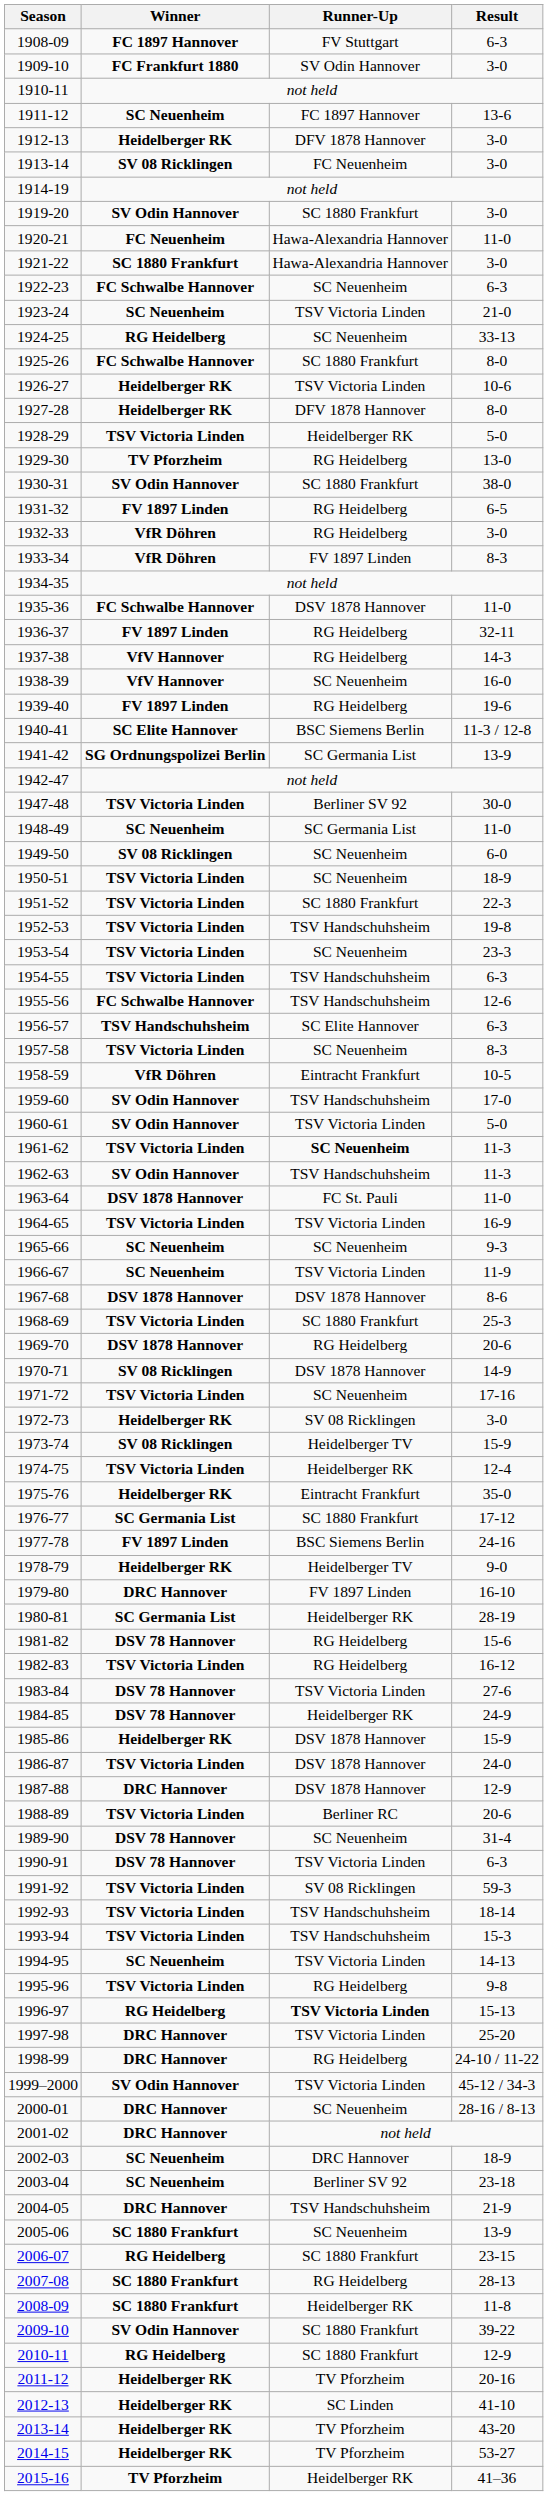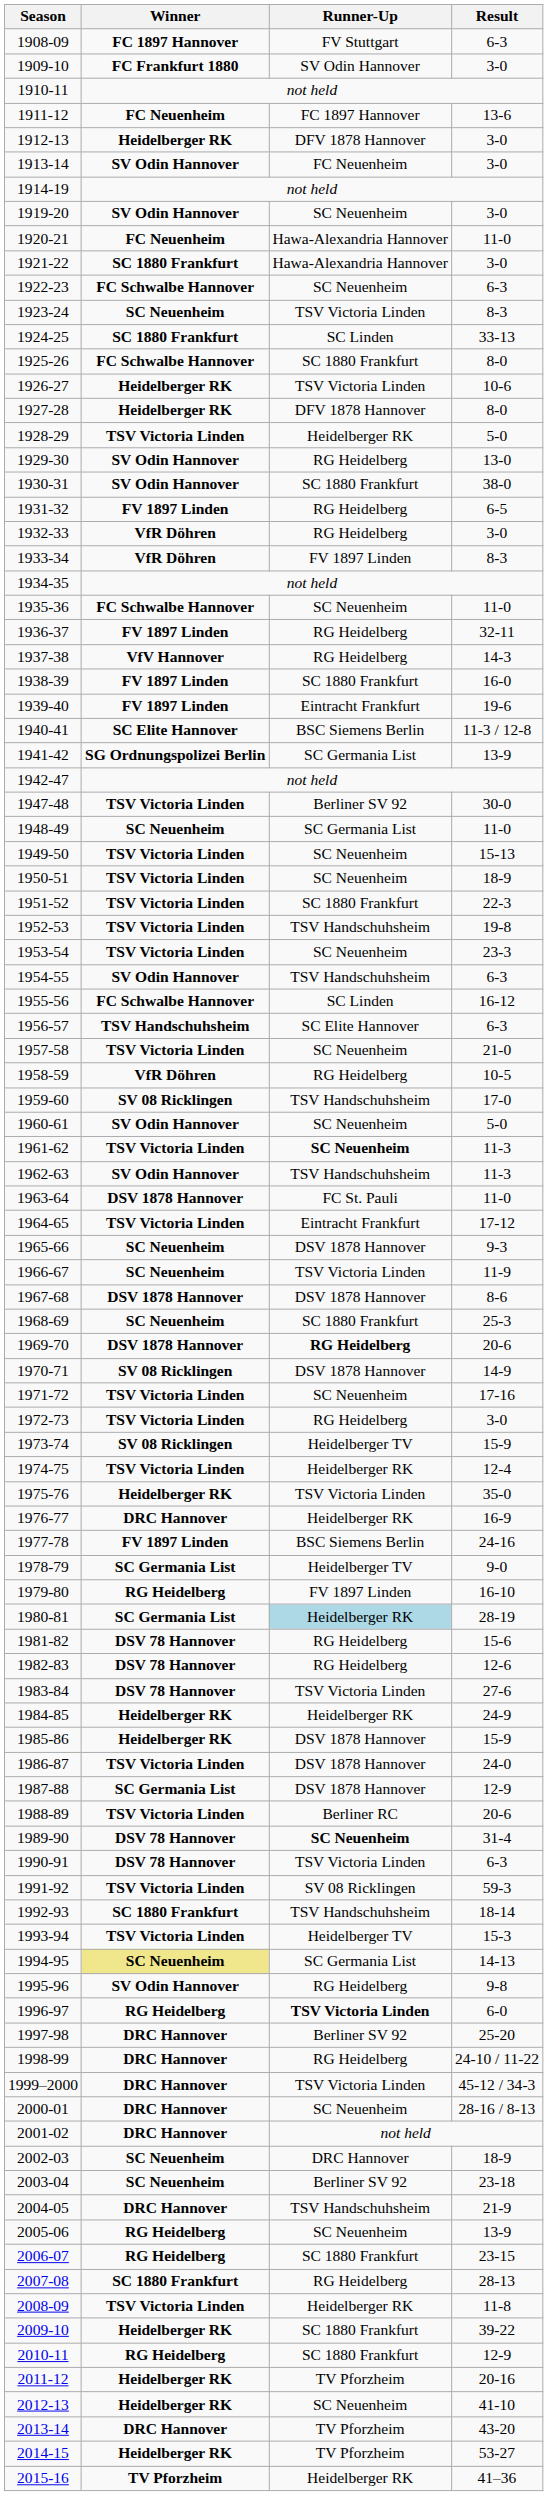(175, 115) SC Neuenheim -> (175, 115) FC Neuenheim
(175, 164) SV 08 Ricklingen -> (175, 164) SV Odin Hannover
(360, 213) SC 1880 Frankfurt -> (360, 213) SC Neuenheim
(497, 312) 21-0 -> (497, 312) 8-3
(175, 336) RG Heidelberg -> (175, 336) SC 1880 Frankfurt
(360, 336) SC Neuenheim -> (360, 336) SC Linden
(175, 459) TV Pforzheim -> (175, 459) SV Odin Hannover
(360, 607) DSV 1878 Hannover -> (360, 607) SC Neuenheim
(175, 681) VfV Hannover -> (175, 681) FV 1897 Linden
(360, 681) SC Neuenheim -> (360, 681) SC 1880 Frankfurt
(360, 705) RG Heidelberg -> (360, 705) Eintracht Frankfurt
(175, 853) SV 08 Ricklingen -> (175, 853) TSV Victoria Linden
(497, 853) 6-0 -> (497, 853) 15-13
(175, 976) TSV Victoria Linden -> (175, 976) SV Odin Hannover
(360, 1001) TSV Handschuhsheim -> (360, 1001) SC Linden
(497, 1001) 12-6 -> (497, 1001) 16-12
(497, 1050) 8-3 -> (497, 1050) 21-0
(360, 1075) Eintracht Frankfurt -> (360, 1075) RG Heidelberg
(175, 1099) SV Odin Hannover -> (175, 1099) SV 08 Ricklingen
(360, 1124) TSV Victoria Linden -> (360, 1124) SC Neuenheim
(360, 1222) TSV Victoria Linden -> (360, 1222) Eintracht Frankfurt
(497, 1222) 16-9 -> (497, 1222) 17-12
(360, 1247) SC Neuenheim -> (360, 1247) DSV 1878 Hannover
(175, 1321) TSV Victoria Linden -> (175, 1321) SC Neuenheim
(360, 1345) normal -> (360, 1345) bold
(175, 1419) Heidelberger RK -> (175, 1419) TSV Victoria Linden
(360, 1419) SV 08 Ricklingen -> (360, 1419) RG Heidelberg
(360, 1493) Eintracht Frankfurt -> (360, 1493) TSV Victoria Linden
(175, 1518) SC Germania List -> (175, 1518) DRC Hannover
(360, 1518) SC 1880 Frankfurt -> (360, 1518) Heidelberger RK
(497, 1518) 17-12 -> (497, 1518) 16-9
(175, 1567) Heidelberger RK -> (175, 1567) SC Germania List
(175, 1592) DRC Hannover -> (175, 1592) RG Heidelberg
(360, 1616) no background -> (360, 1616) lightblue background
(175, 1665) TSV Victoria Linden -> (175, 1665) DSV 78 Hannover
(497, 1665) 16-12 -> (497, 1665) 12-6
(175, 1715) DSV 78 Hannover -> (175, 1715) Heidelberger RK
(175, 1788) DRC Hannover -> (175, 1788) SC Germania List
(360, 1838) normal -> (360, 1838) bold
(175, 1912) TSV Victoria Linden -> (175, 1912) SC 1880 Frankfurt
(360, 1936) TSV Handschuhsheim -> (360, 1936) Heidelberger TV
(175, 1961) no background -> (175, 1961) khaki background
(360, 1961) TSV Victoria Linden -> (360, 1961) SC Germania List
(175, 1985) TSV Victoria Linden -> (175, 1985) SV Odin Hannover
(497, 2010) 15-13 -> (497, 2010) 6-0
(360, 2035) TSV Victoria Linden -> (360, 2035) Berliner SV 92
(175, 2084) SV Odin Hannover -> (175, 2084) DRC Hannover
(175, 2232) SC 1880 Frankfurt -> (175, 2232) RG Heidelberg
(175, 2305) SC 1880 Frankfurt -> (175, 2305) TSV Victoria Linden
(175, 2330) SV Odin Hannover -> (175, 2330) Heidelberger RK
(360, 2404) SC Linden -> (360, 2404) SC Neuenheim
(175, 2428) Heidelberger RK -> (175, 2428) DRC Hannover
